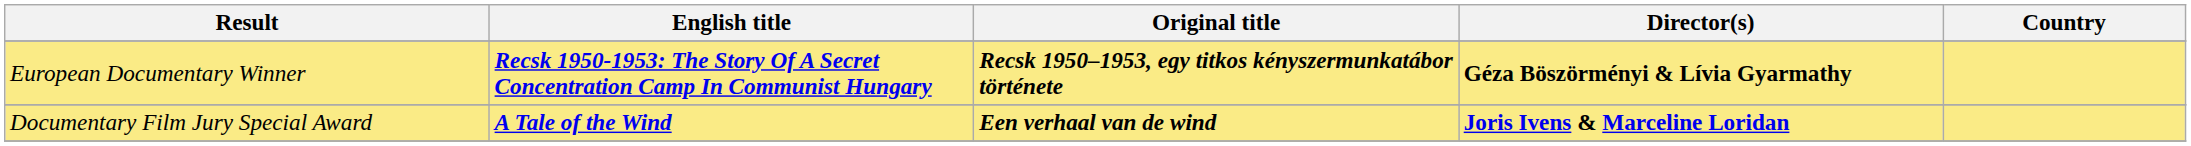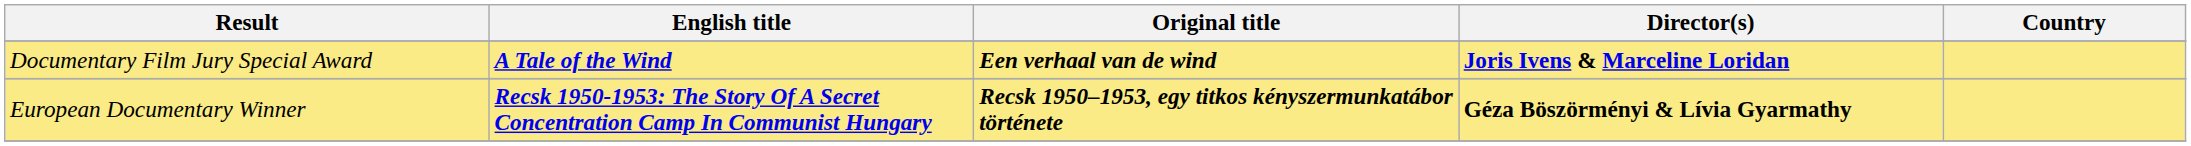rows swapped: (158, 72) <-> (191, 122)
